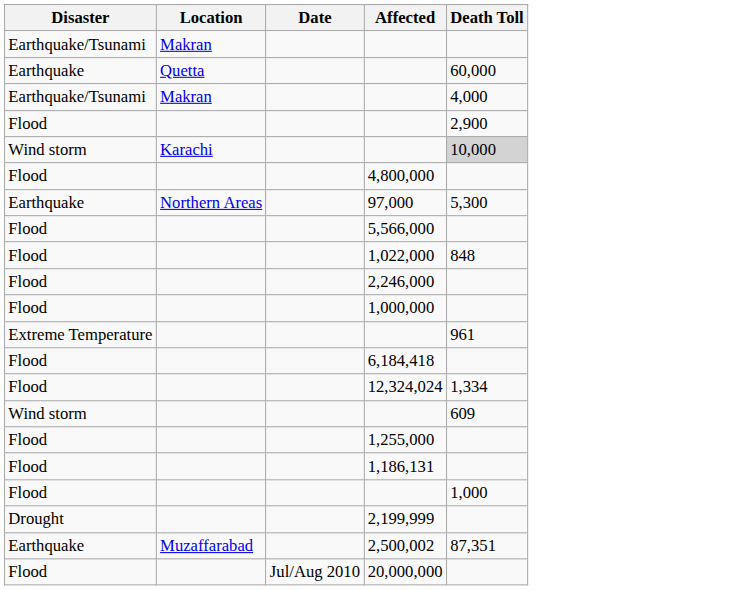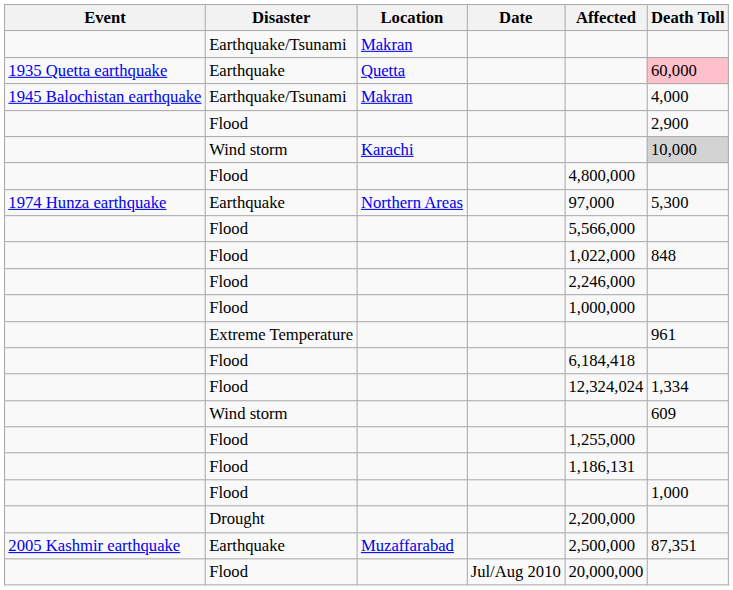+ column: (105, 17)
(473, 70) no background -> (674, 70) pink background
(401, 519) 2,199,999 -> (602, 519) 2,200,000
(401, 545) 2,500,002 -> (602, 545) 2,500,000
